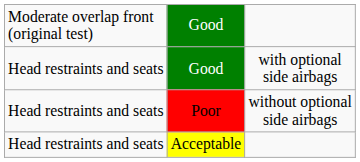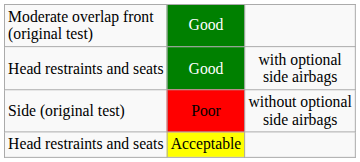(86, 110) Head restraints and seats -> (66, 110) Side (original test)
